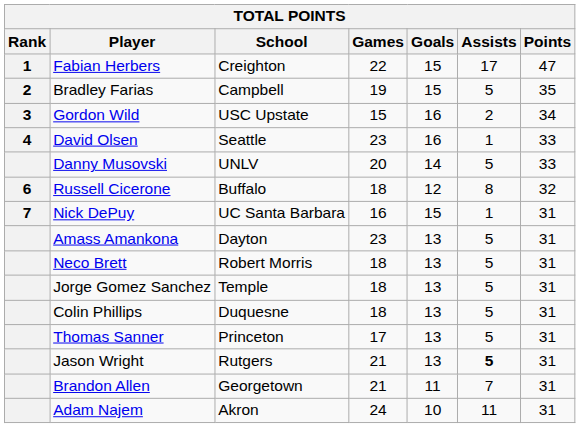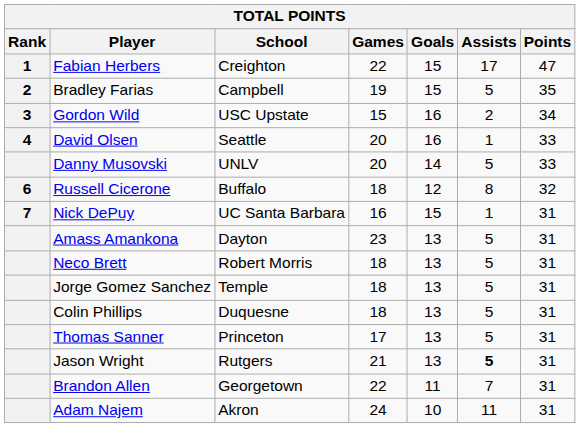(378, 139) 23 -> (378, 139) 20
(378, 386) 21 -> (378, 386) 22
